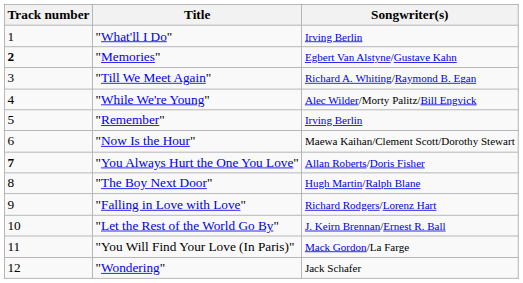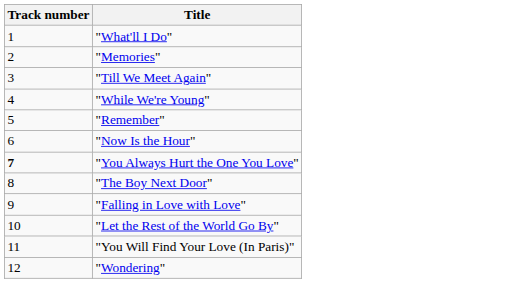- column: (410, 15)
(11, 57) bold -> (11, 57) normal
